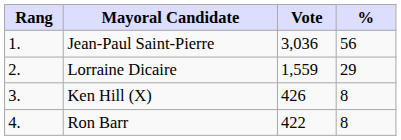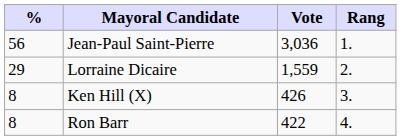columns swapped: (34, 17) <-> (366, 17)
